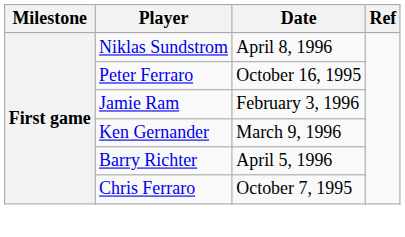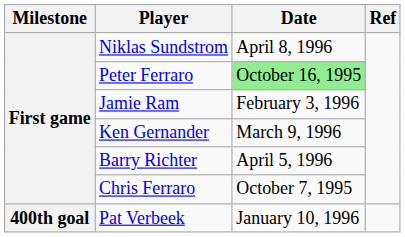(299, 75) no background -> (299, 75) lightgreen background
+ row: (142, 217)
